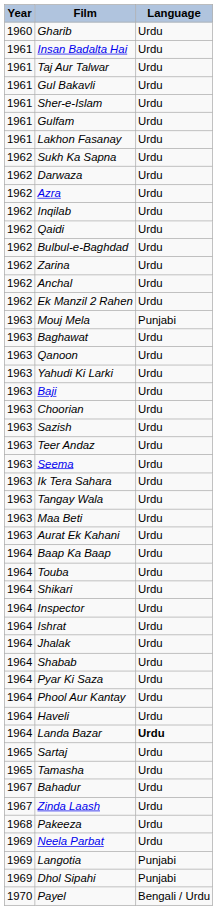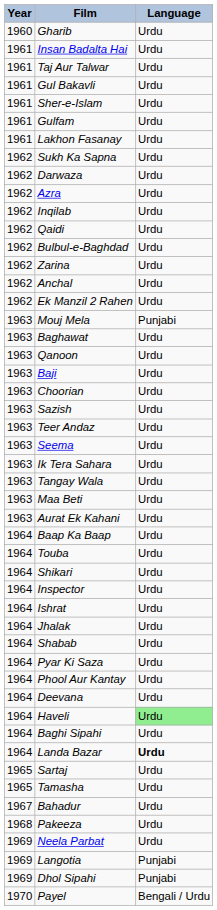- row: (75, 373)
+ row: (60, 698)
(150, 716) no background -> (150, 716) lightgreen background
+ row: (69, 734)
- row: (69, 806)
